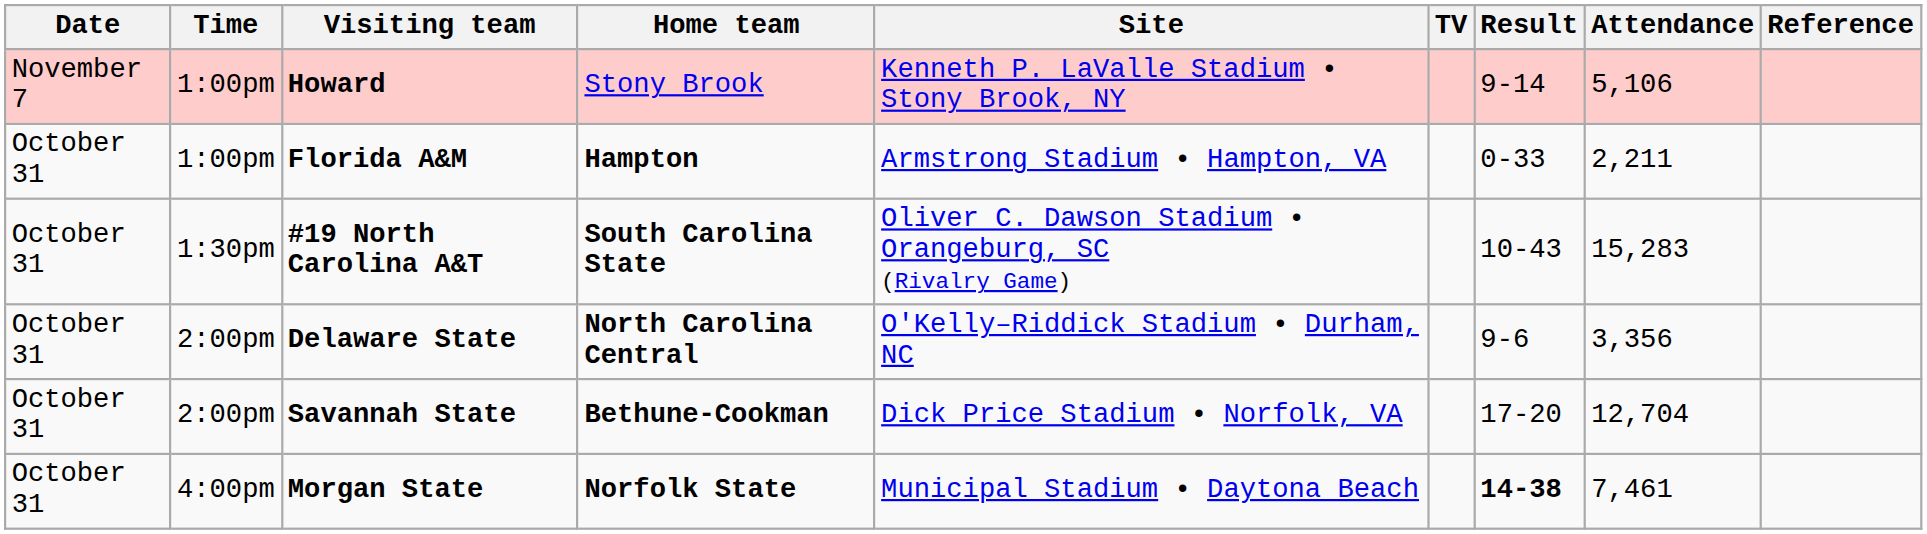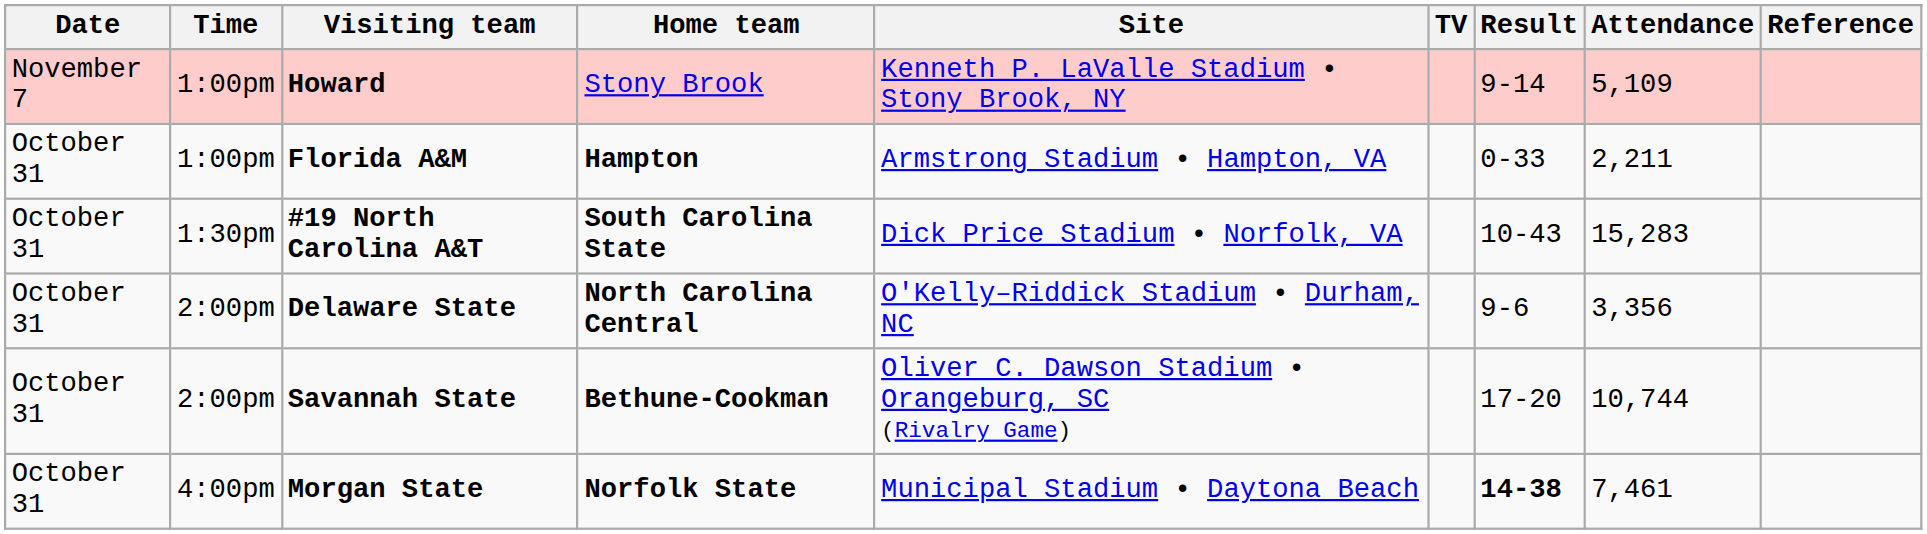(1632, 87) 5,106 -> (1632, 87) 5,109
(1093, 250) Oliver C. Dawson Stadium • Orangeburg, SC (Rivalry Game) -> (1142, 236) Dick Price Stadium • Norfolk, VA
(1142, 416) Dick Price Stadium • Norfolk, VA -> (1093, 400) Oliver C. Dawson Stadium • Orangeburg, SC (Rivalry Game)
(1640, 416) 12,704 -> (1640, 401) 10,744
